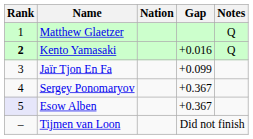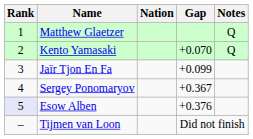(21, 50) bold -> (21, 50) normal
(196, 50) +0.016 -> (196, 50) +0.070
(196, 106) +0.367 -> (196, 106) +0.376
